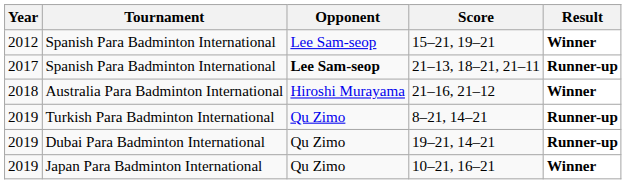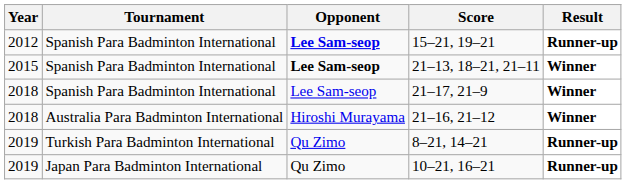(333, 42) normal -> (335, 42) bold
(572, 42) Winner -> (582, 42) Runner-up
(23, 67) 2017 -> (23, 67) 2015
(582, 67) Runner-up -> (572, 67) Winner
+ row: (450, 92)
- row: (454, 142)
(572, 166) Winner -> (582, 166) Runner-up
